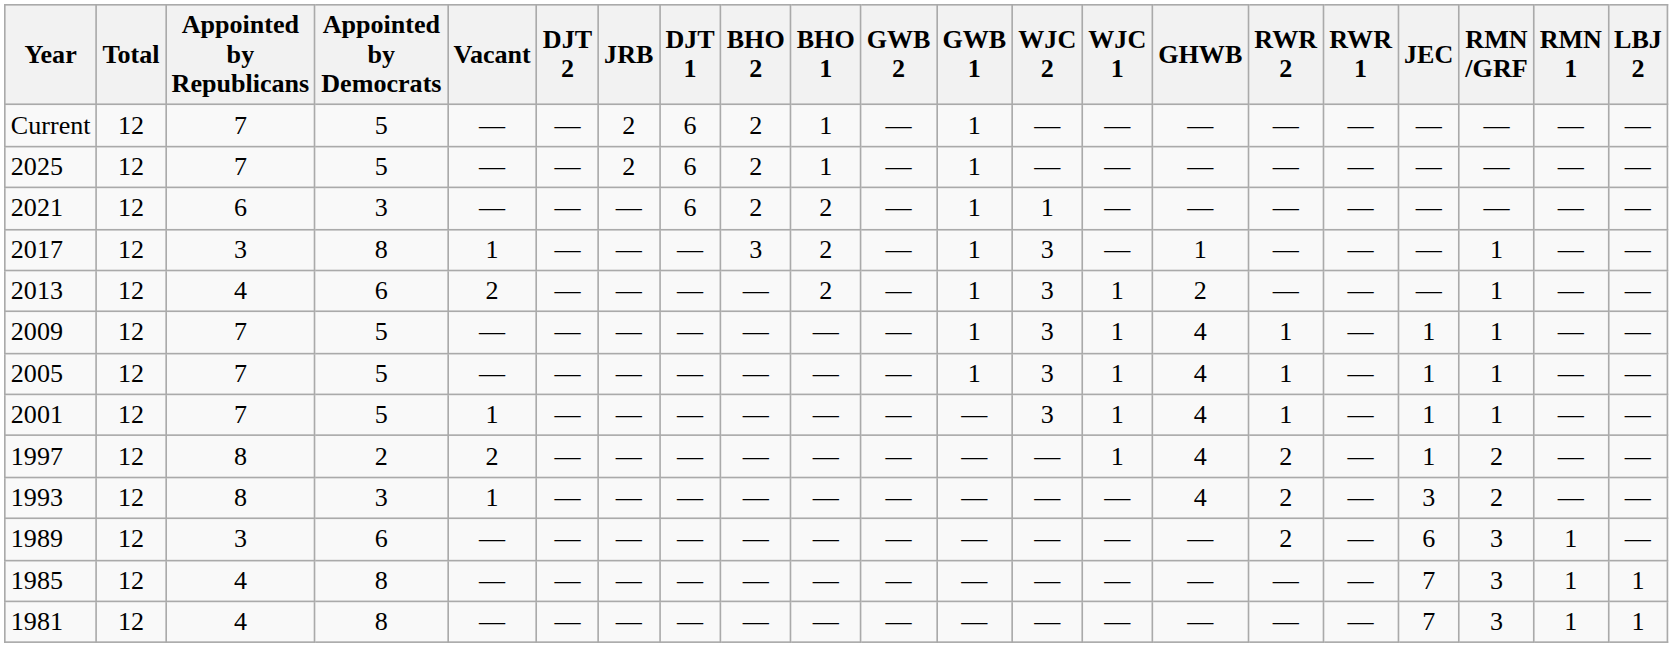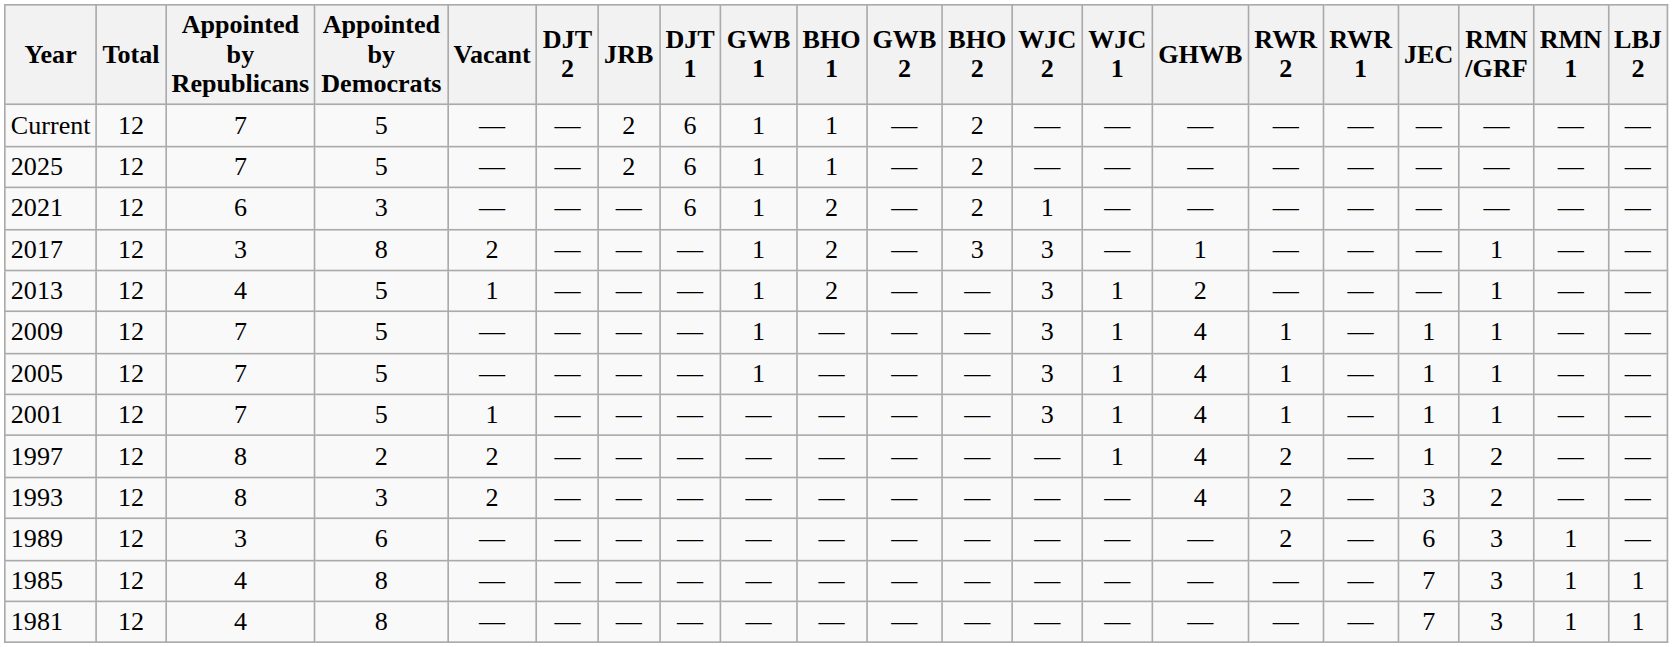columns swapped: (756, 54) <-> (974, 54)
(492, 249) 1 -> (492, 249) 2
(381, 290) 6 -> (381, 290) 5
(492, 290) 2 -> (492, 290) 1
(492, 497) 1 -> (492, 497) 2
